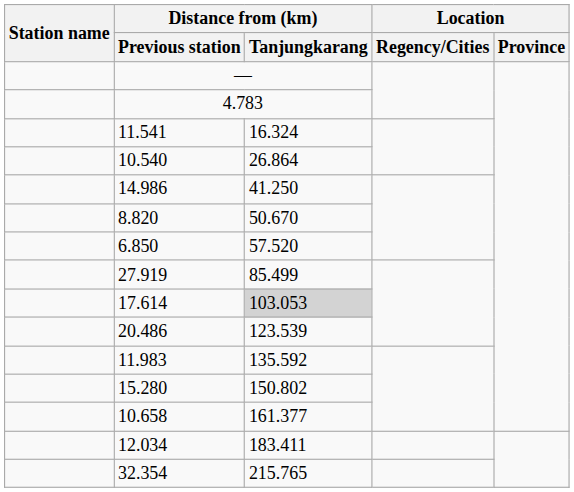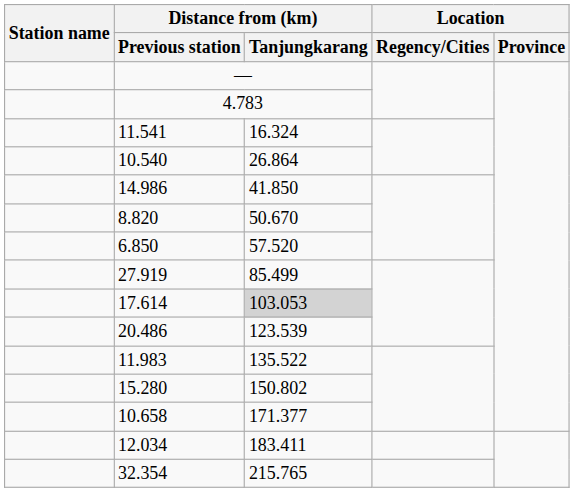(274, 189) 41.250 -> (274, 189) 41.850
(278, 359) 135.592 -> (278, 359) 135.522
(278, 416) 161.377 -> (278, 416) 171.377
